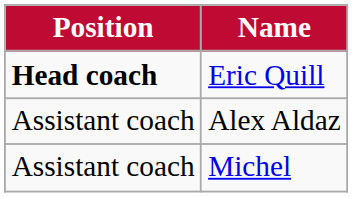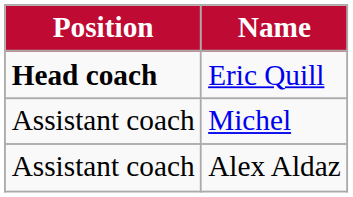rows swapped: (274, 120) <-> (250, 167)
